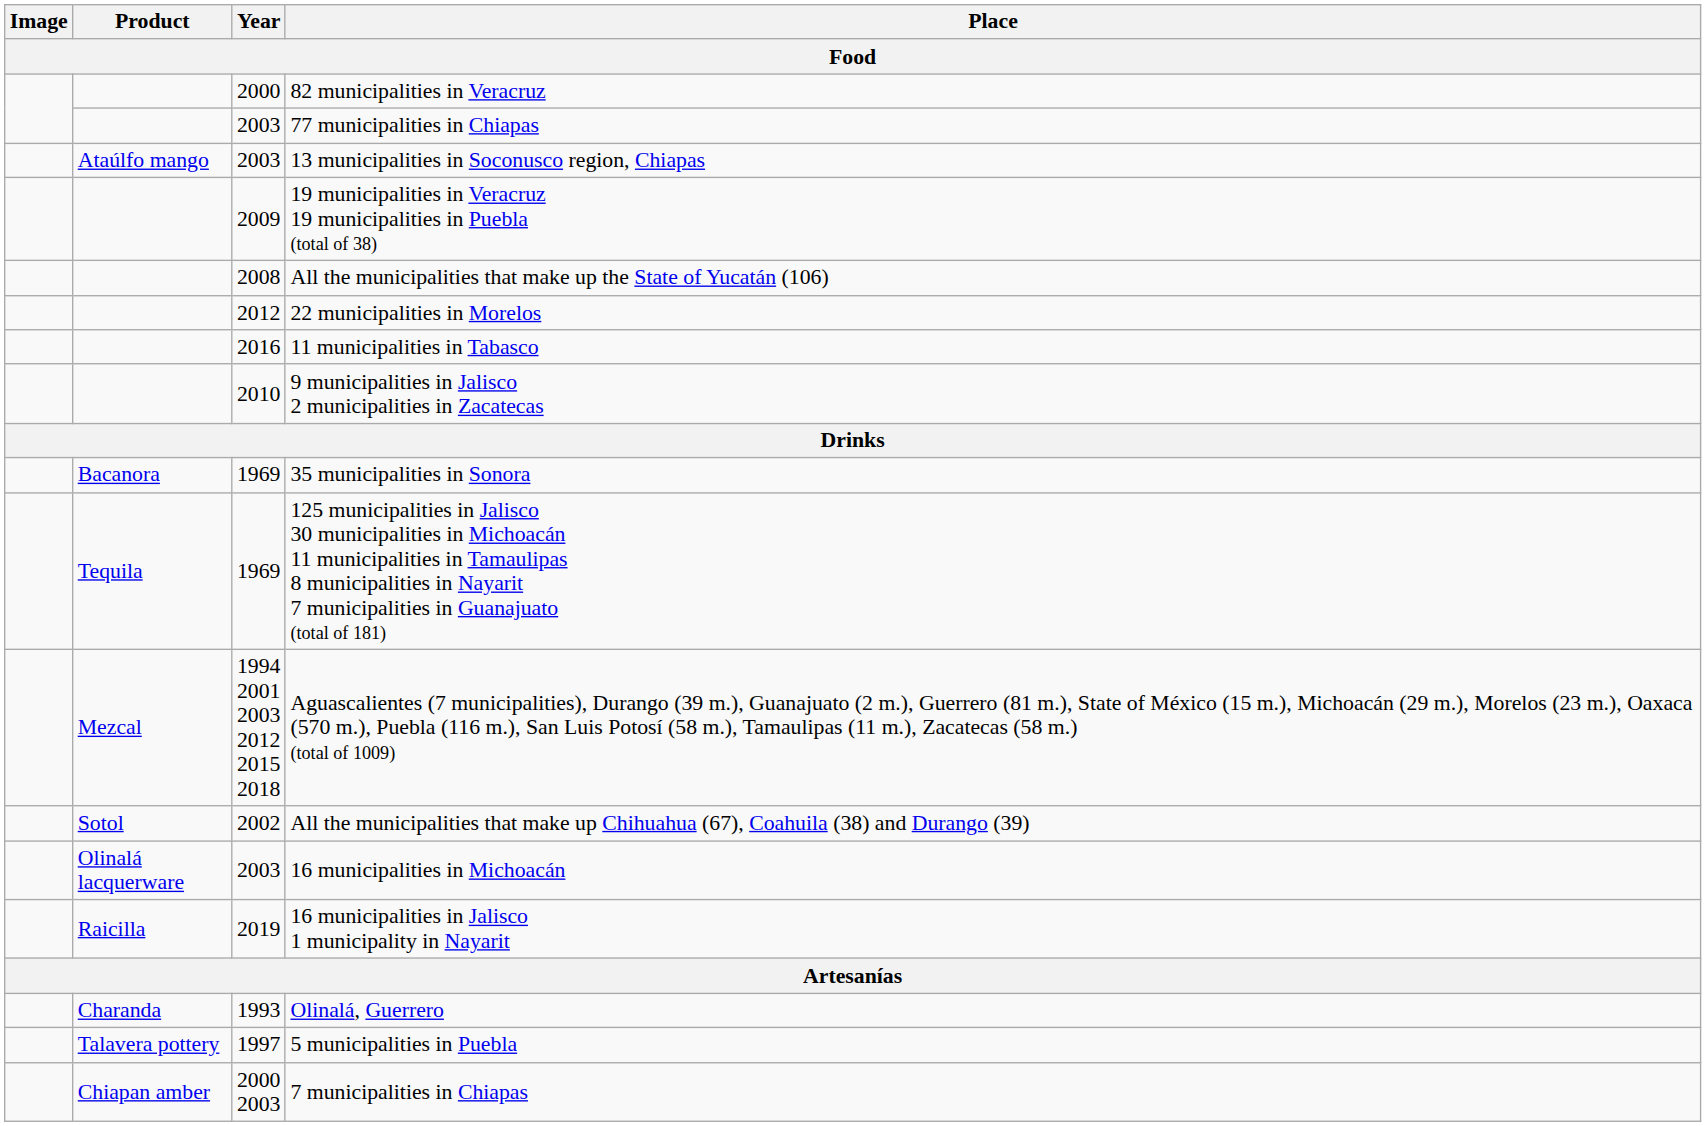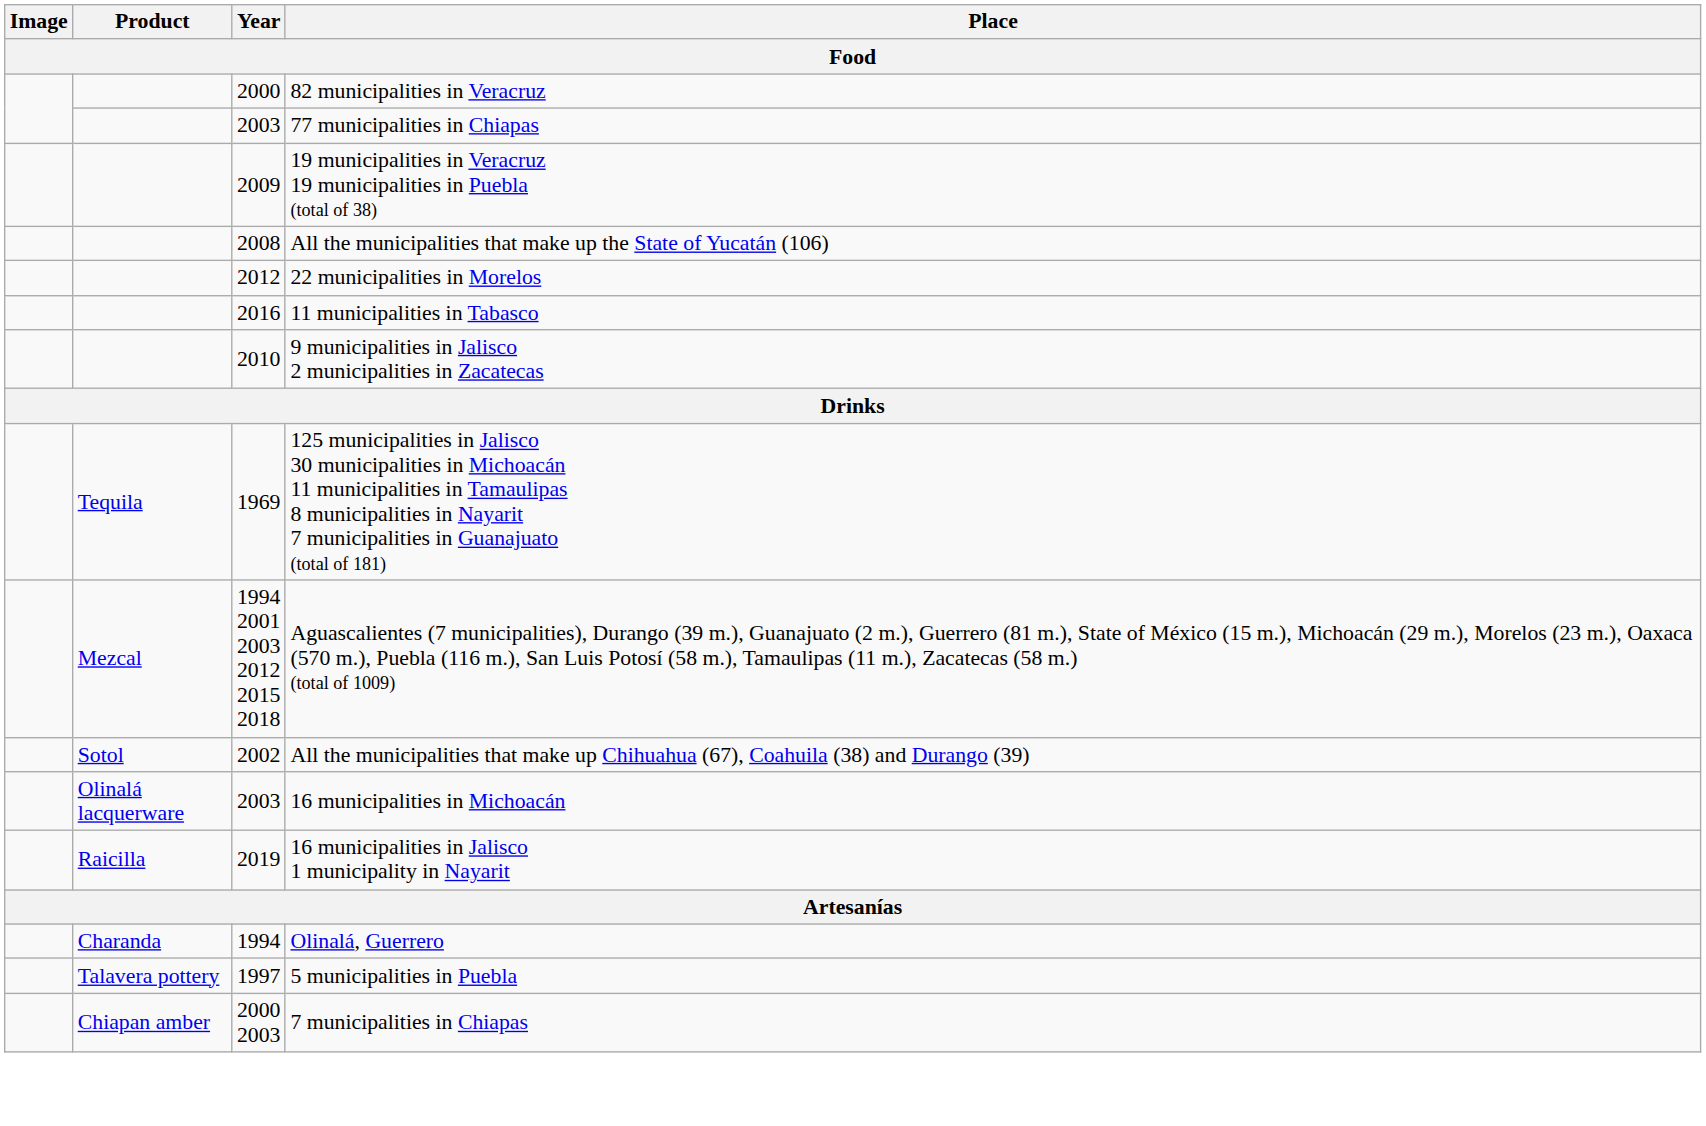- row: (498, 159)
- row: (410, 474)
(259, 1010) 1993 -> (259, 941) 1994
